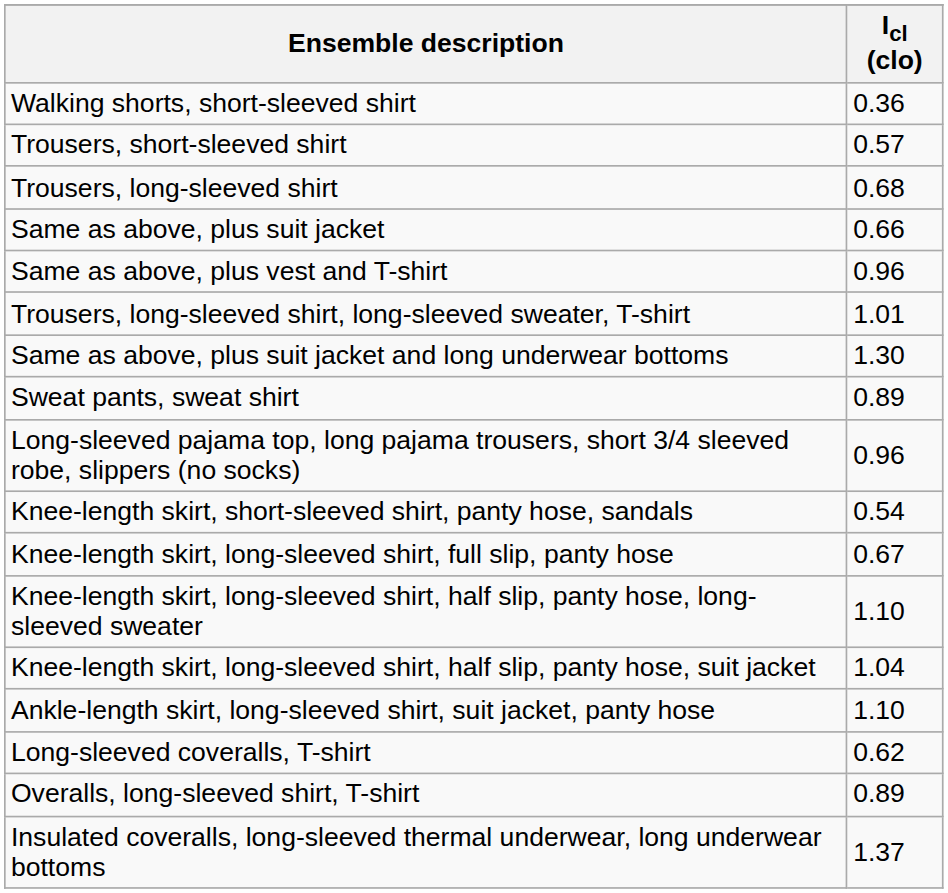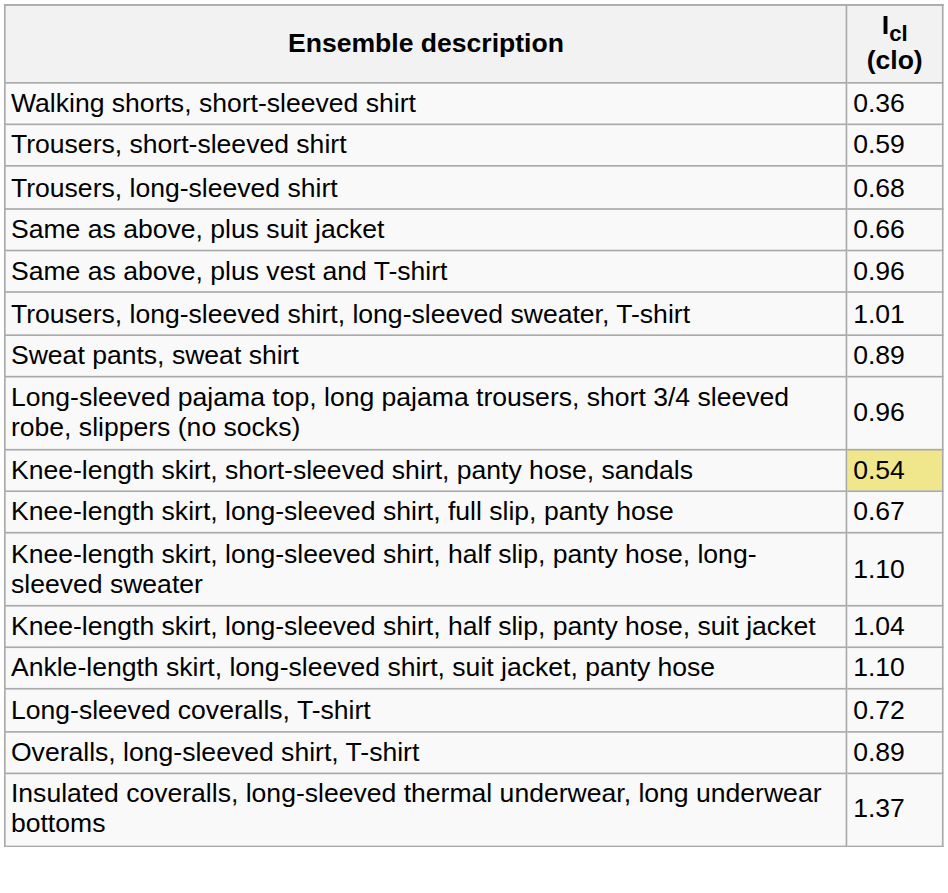(879, 144) 0.57 -> (879, 144) 0.59
- row: (370, 355)
(879, 511) no background -> (879, 469) khaki background
(879, 752) 0.62 -> (879, 710) 0.72
